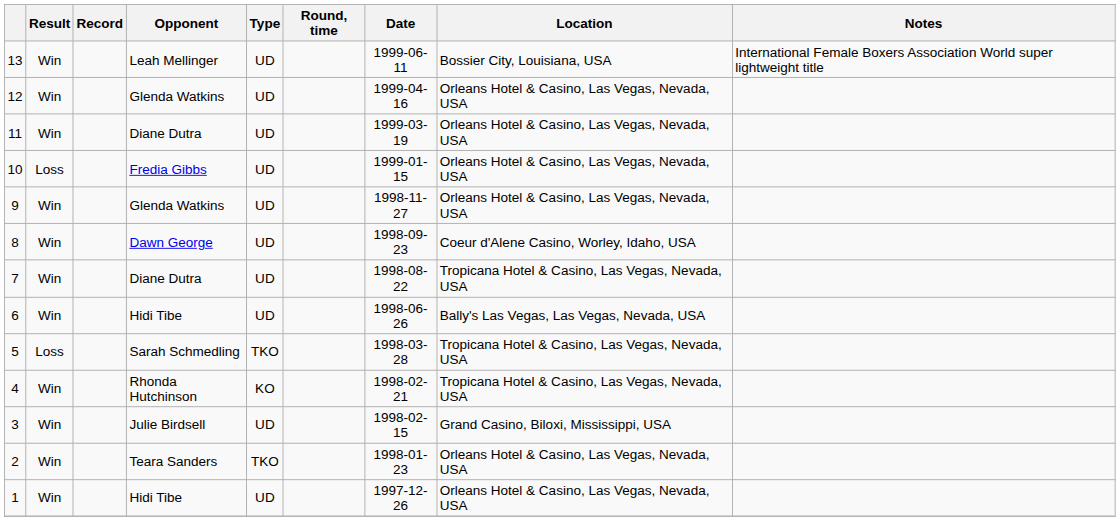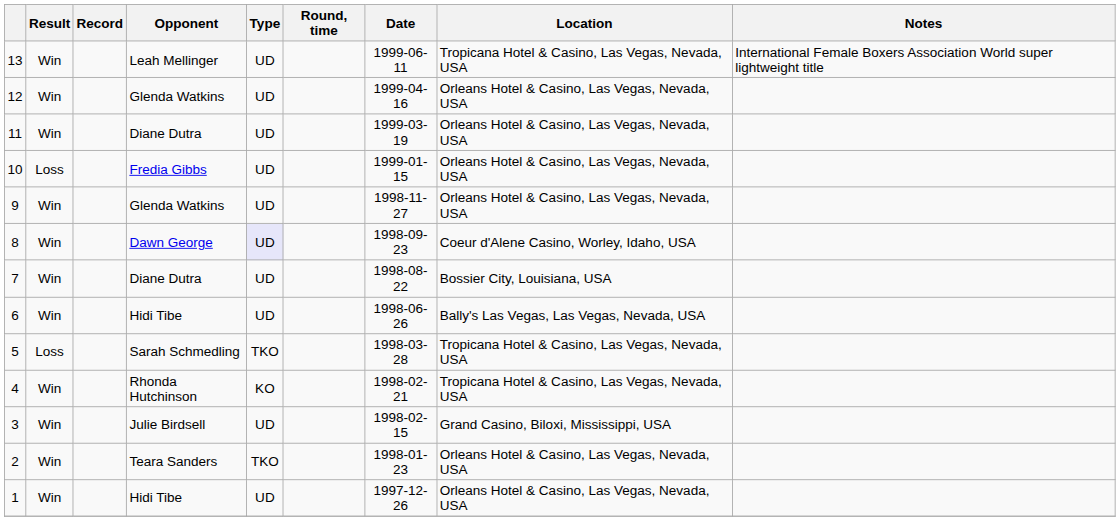(526, 59) Bossier City, Louisiana, USA -> (581, 59) Tropicana Hotel & Casino, Las Vegas, Nevada, USA
(265, 242) no background -> (265, 242) lavender background
(581, 279) Tropicana Hotel & Casino, Las Vegas, Nevada, USA -> (526, 279) Bossier City, Louisiana, USA
